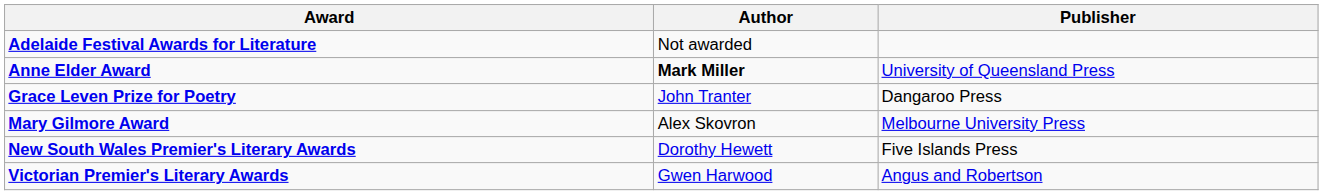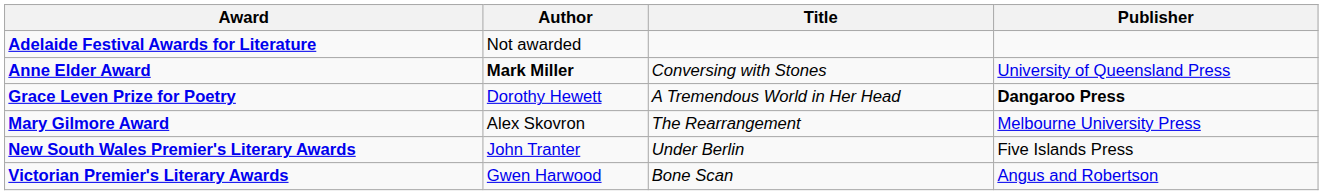+ column: (821, 17)
(704, 96) John Tranter -> (544, 96) Dorothy Hewett
(942, 96) normal -> (1061, 96) bold
(715, 149) Dorothy Hewett -> (534, 149) John Tranter
